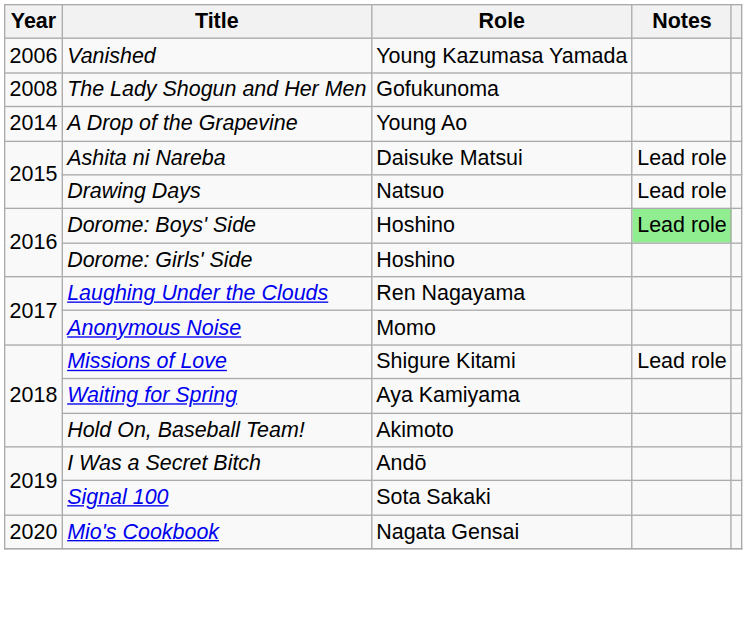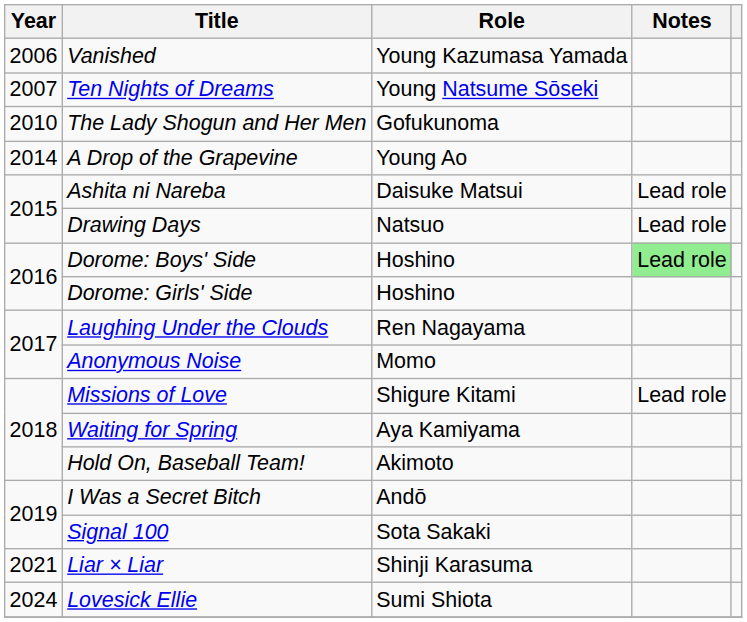+ row: (170, 89)
(33, 89) 2008 -> (33, 123) 2010
- row: (143, 531)
+ row: (115, 565)
+ row: (132, 599)
